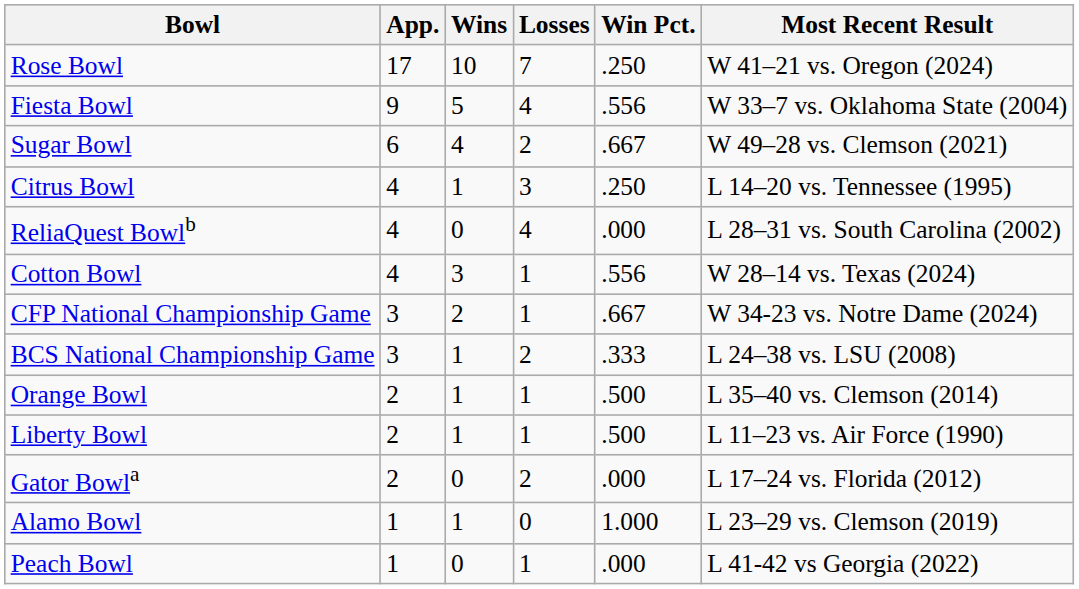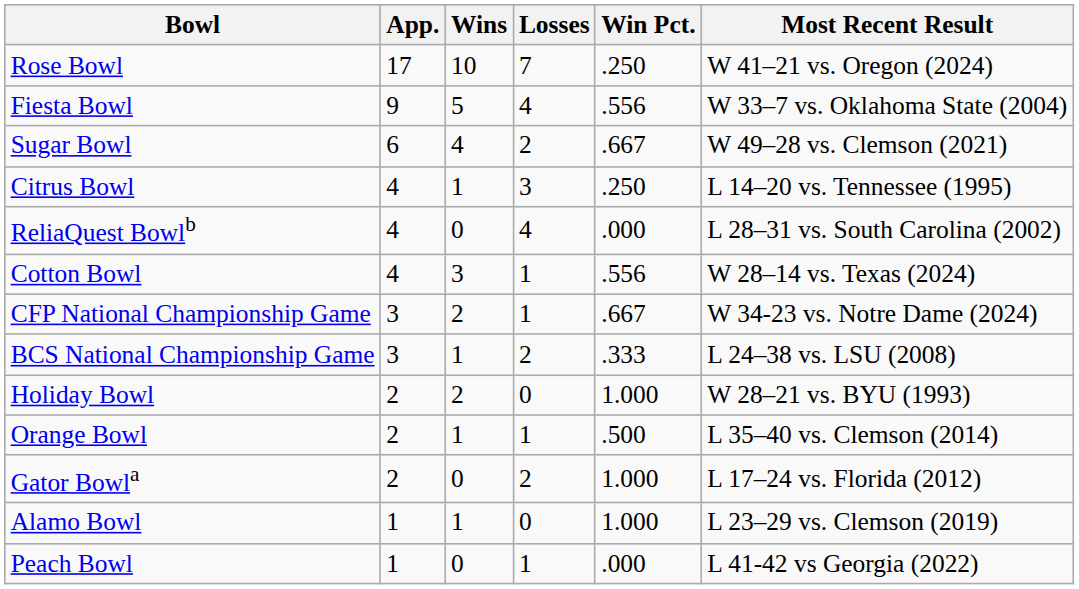+ row: (82, 394)
- row: (79, 435)
(624, 478) .000 -> (630, 478) 1.000
